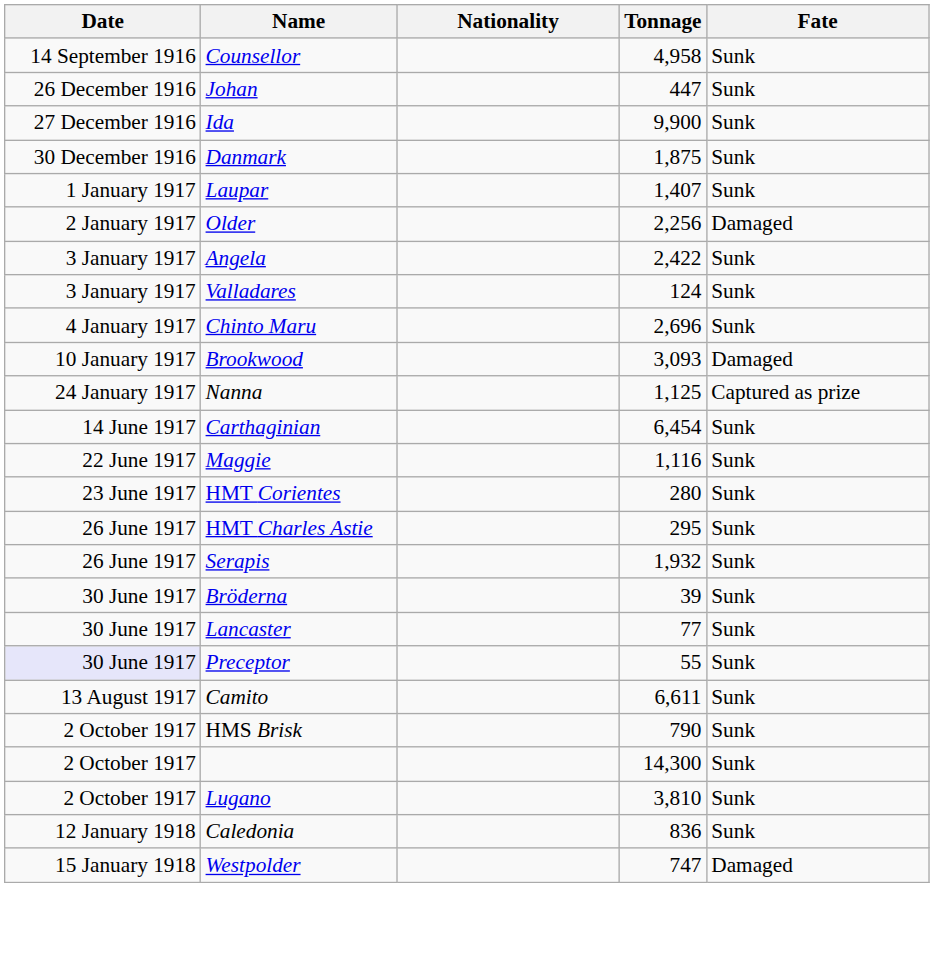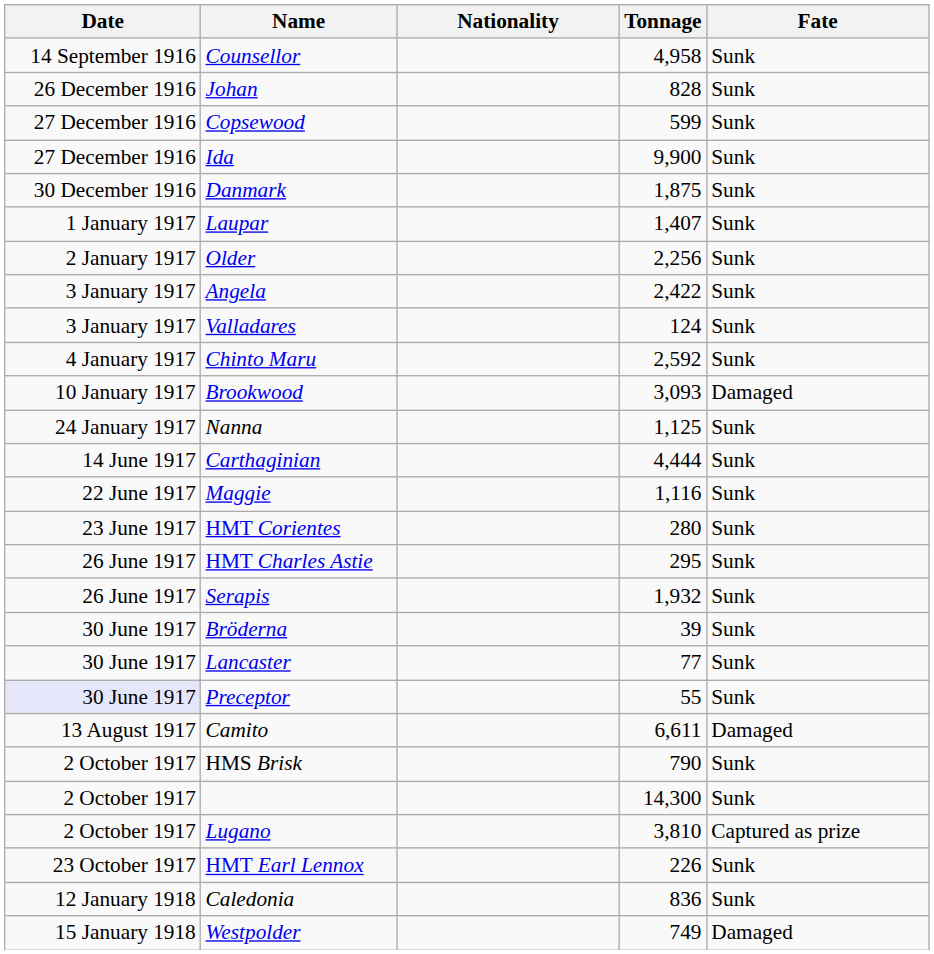(686, 88) 447 -> (686, 88) 828
+ row: (255, 122)
(752, 223) Damaged -> (733, 257) Sunk
(678, 325) 2,696 -> (678, 358) 2,592
(786, 392) Captured as prize -> (733, 426) Sunk
(678, 426) 6,454 -> (678, 460) 4,444
(733, 696) Sunk -> (752, 730) Damaged
(733, 797) Sunk -> (786, 831) Captured as prize
+ row: (285, 865)
(686, 865) 747 -> (686, 932) 749
